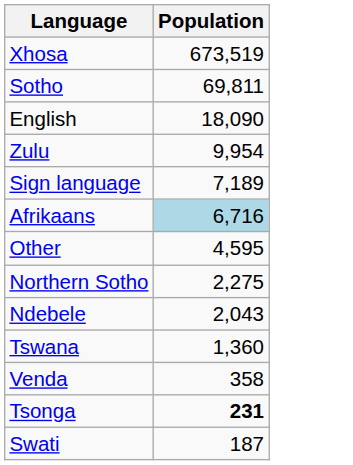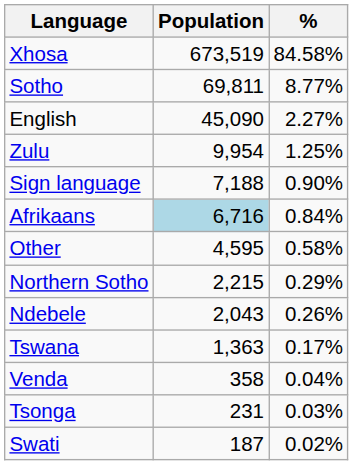+ column: (308, 21)
(233, 119) 18,090 -> (233, 119) 45,090
(238, 184) 7,189 -> (238, 184) 7,188
(238, 281) 2,275 -> (238, 281) 2,215
(238, 346) 1,360 -> (238, 346) 1,363
(247, 411) bold -> (247, 411) normal
